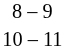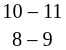rows swapped: (32, 39) <-> (32, 11)
